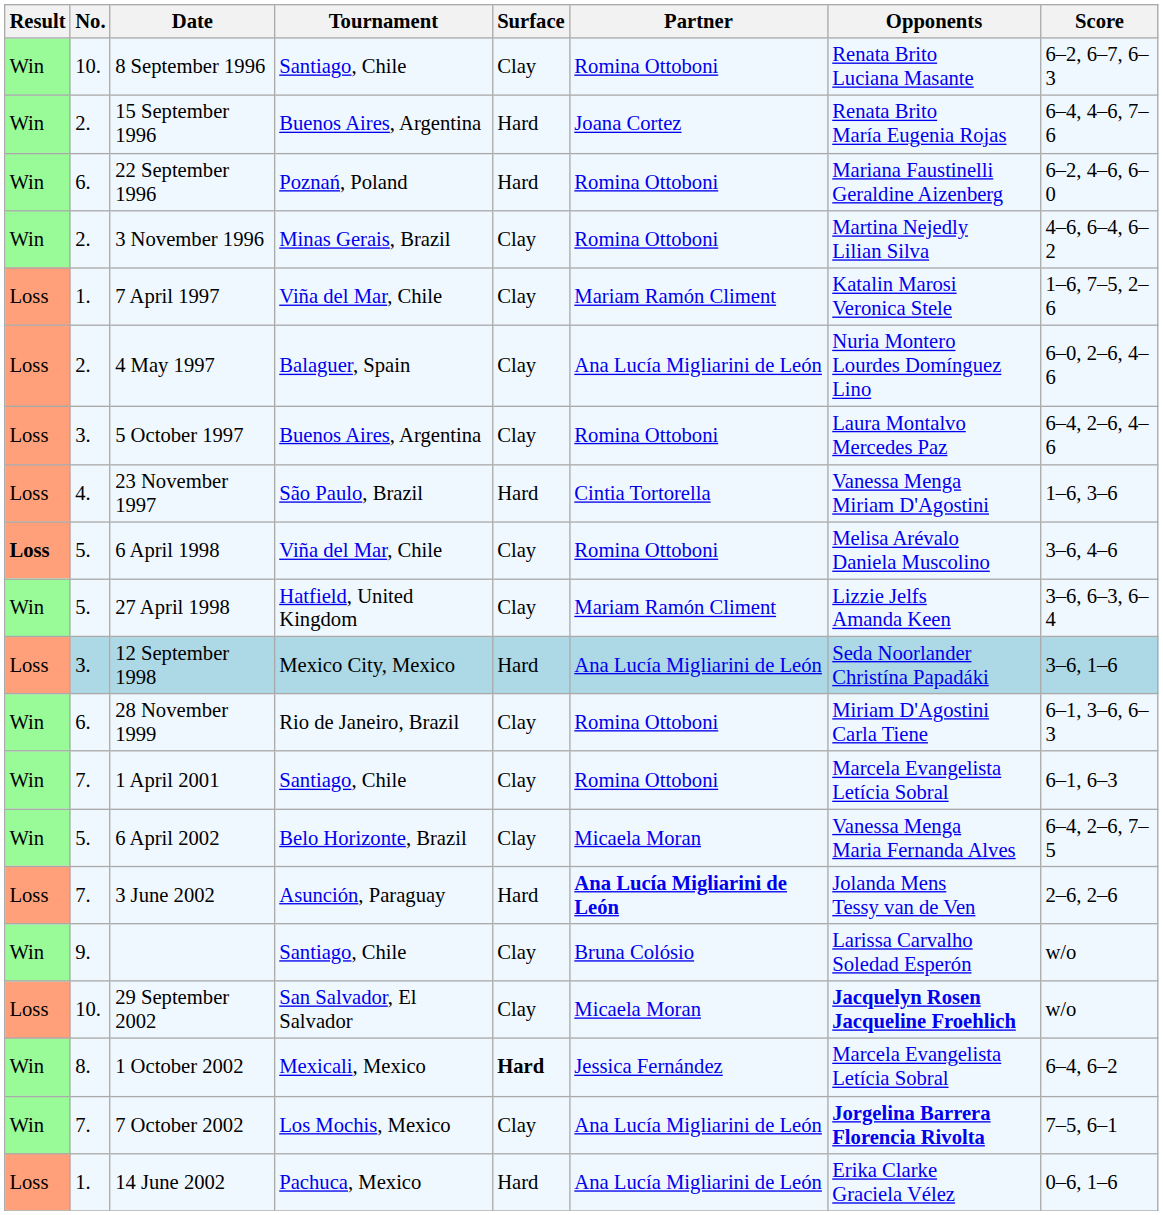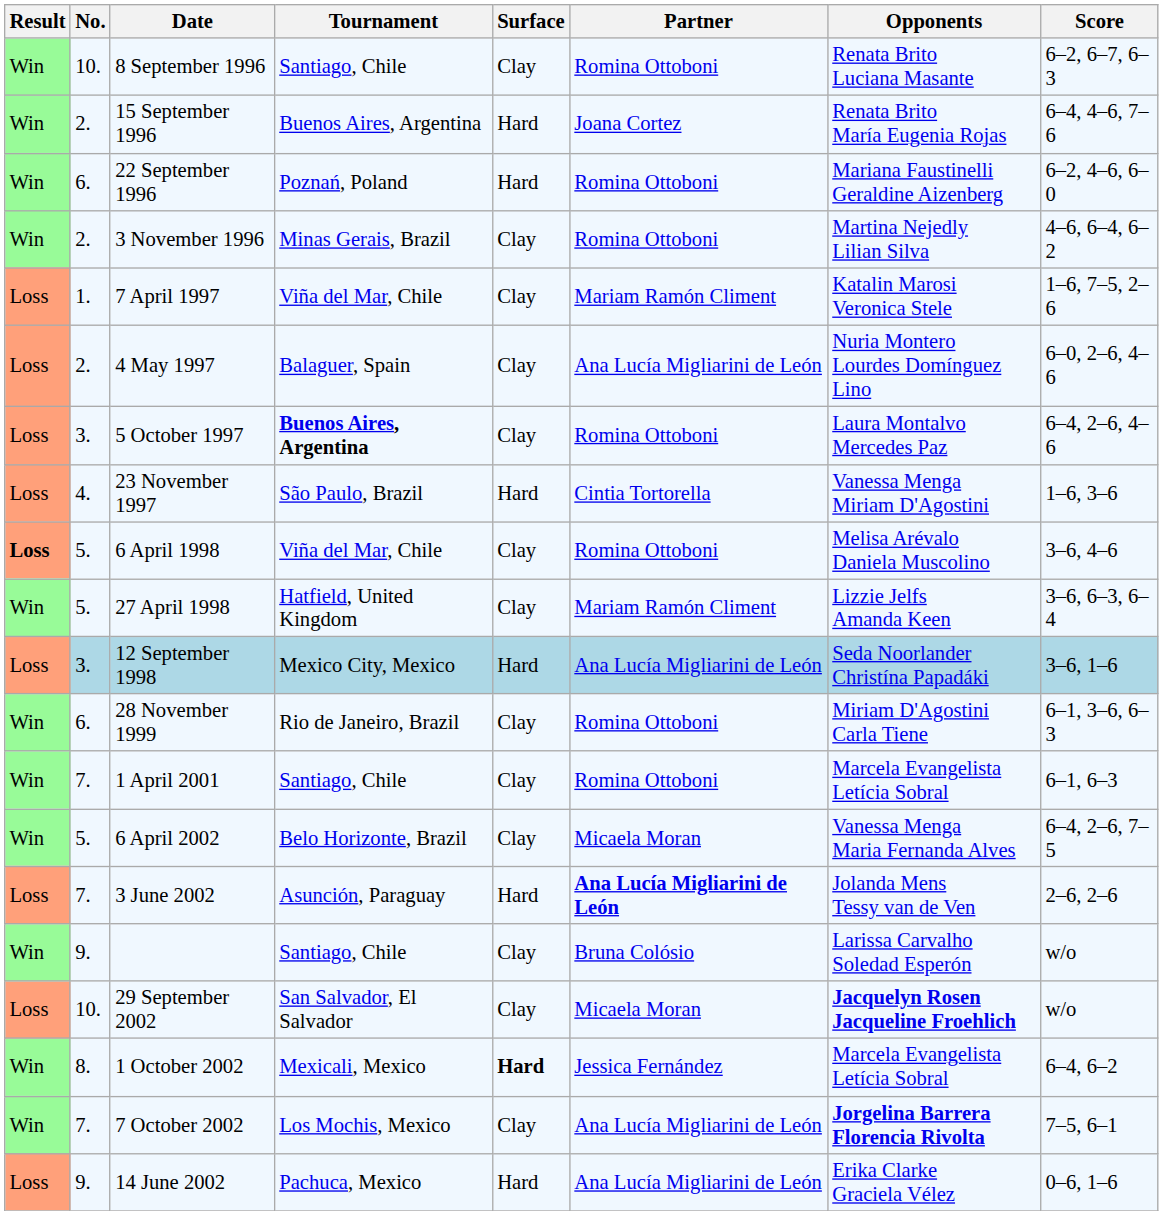(380, 434) normal -> (339, 434) bold
(83, 1181) 1. -> (83, 1181) 9.
